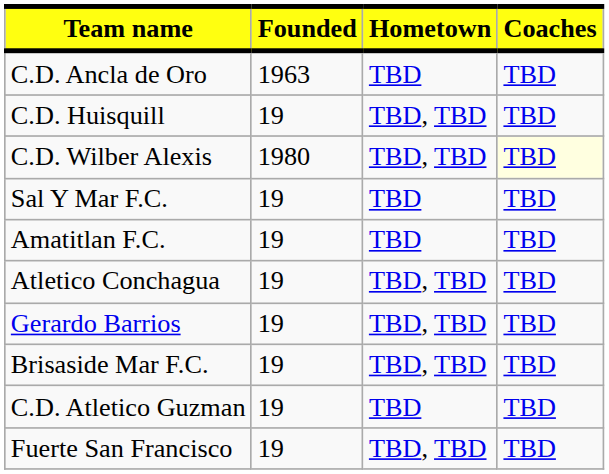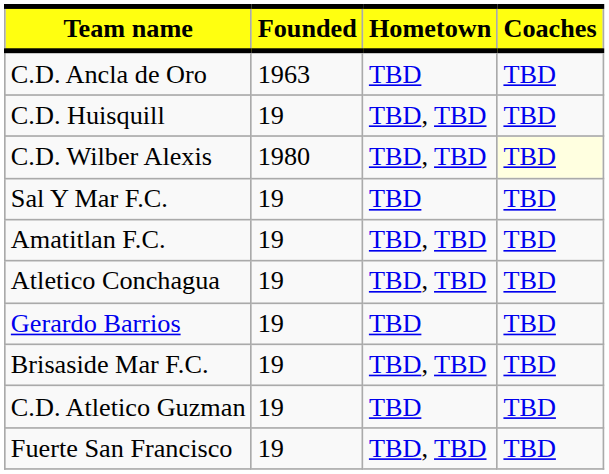(395, 239) TBD -> (428, 239) TBD, TBD
(428, 323) TBD, TBD -> (395, 323) TBD
